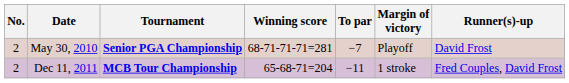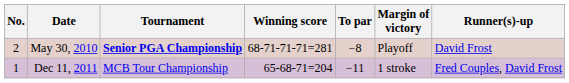(355, 48) −7 -> (355, 48) −8
(16, 68) 2 -> (16, 68) 1
(170, 68) bold -> (165, 68) normal
